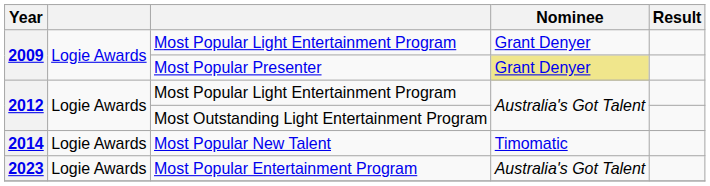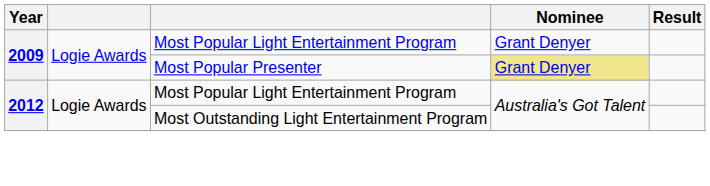- row: (26, 144)
- row: (26, 169)
